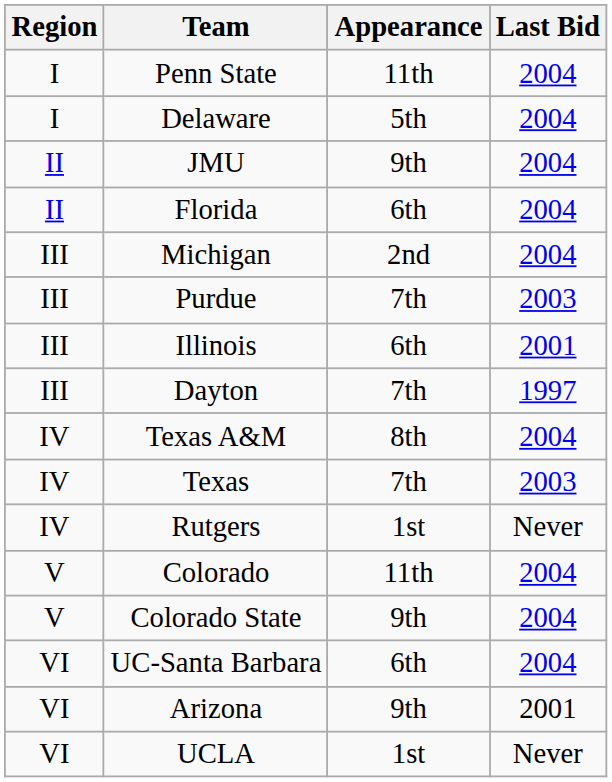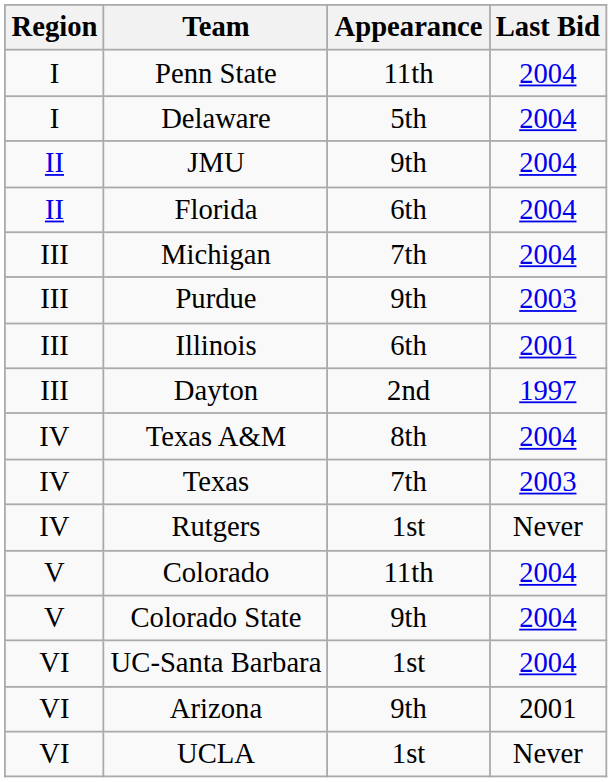(409, 254) 2nd -> (409, 254) 7th
(409, 299) 7th -> (409, 299) 9th
(409, 390) 7th -> (409, 390) 2nd
(409, 663) 6th -> (409, 663) 1st
